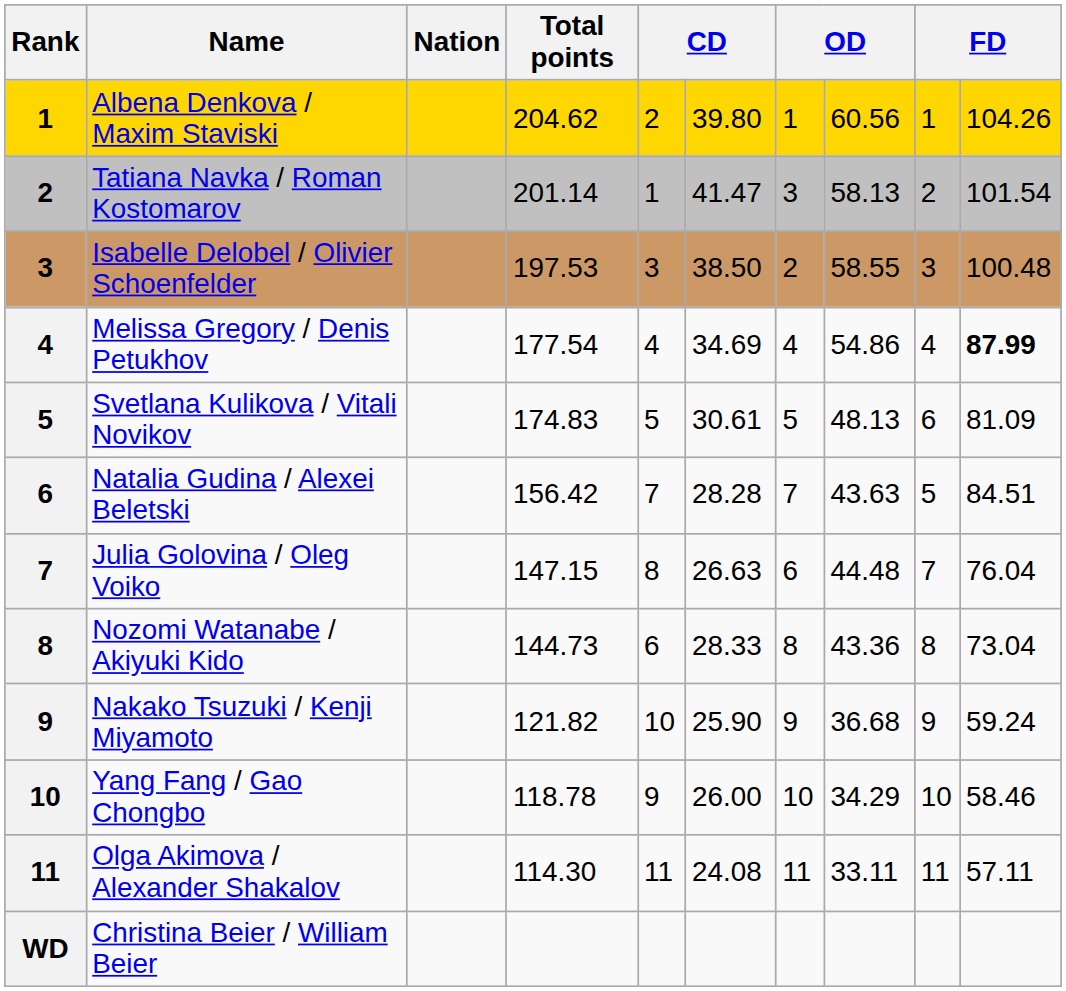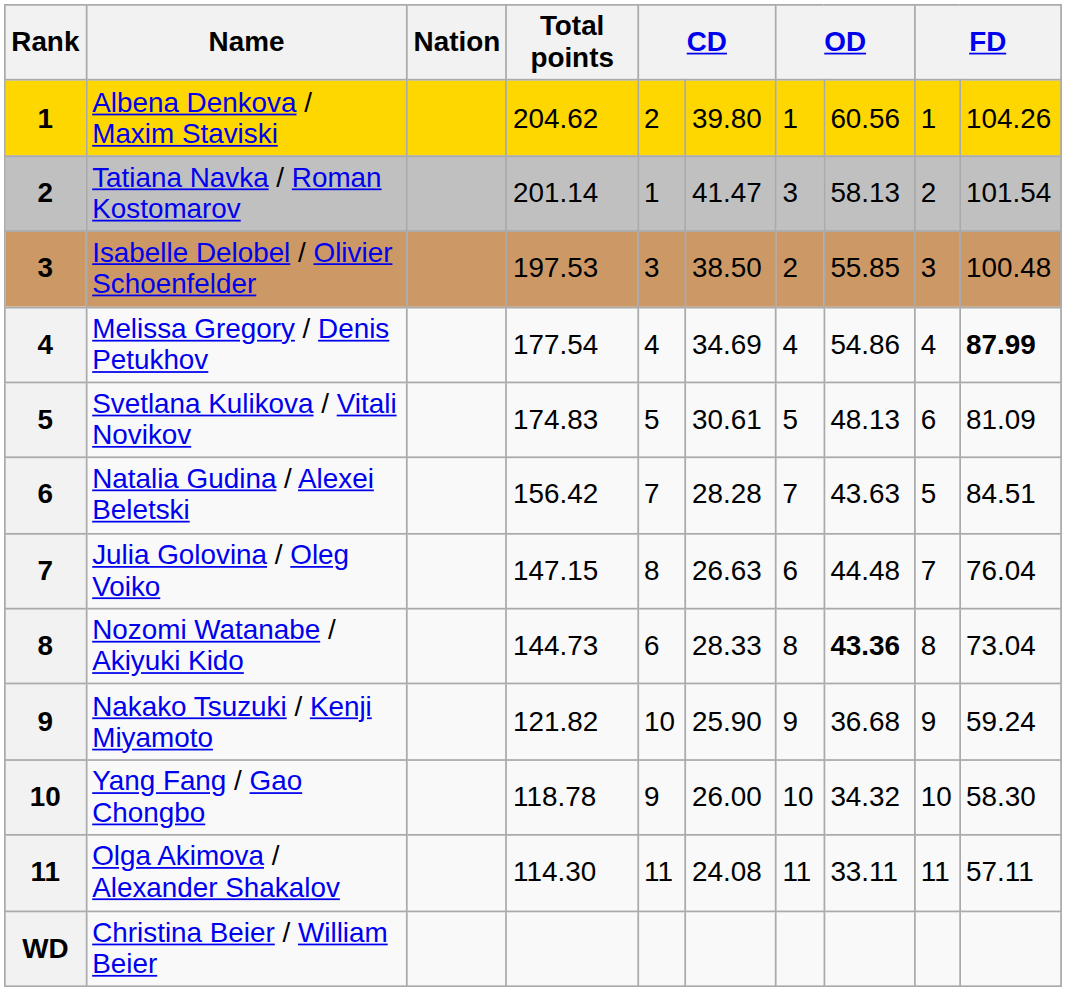(865, 268) 58.55 -> (865, 268) 55.85
(865, 646) normal -> (865, 646) bold
(865, 796) 34.29 -> (865, 796) 34.32
(1001, 796) 58.46 -> (1001, 796) 58.30
